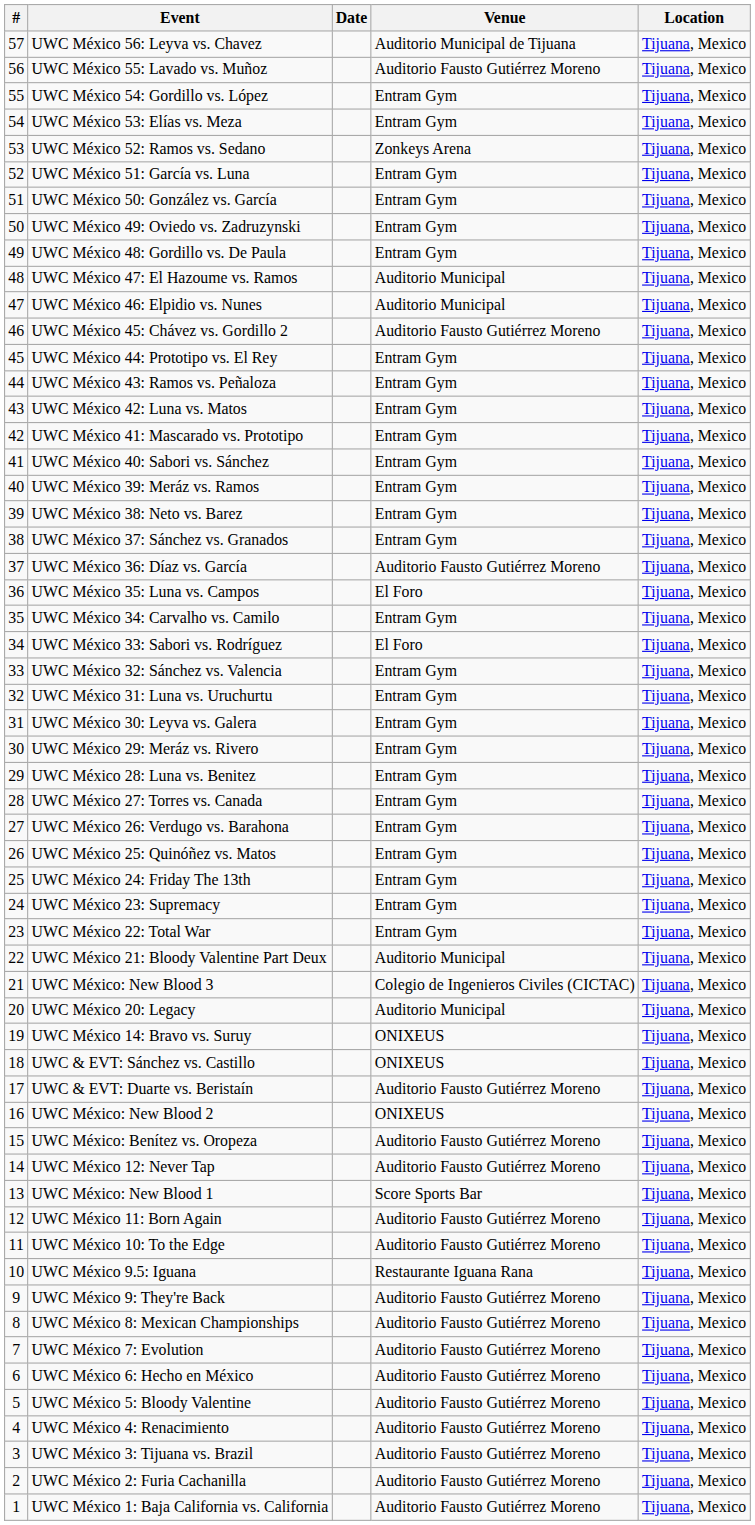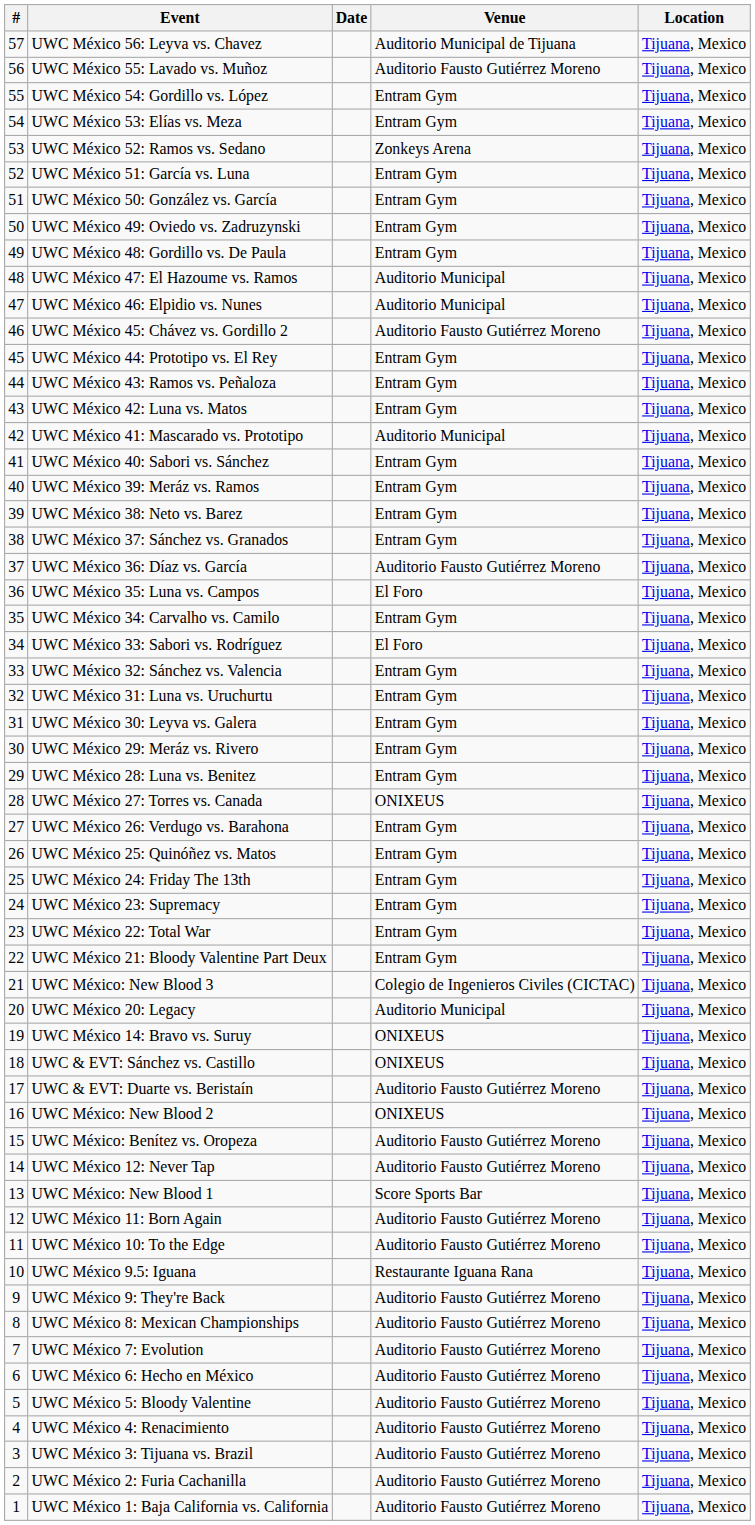(416, 435) Entram Gym -> (440, 435) Auditorio Municipal
(416, 801) Entram Gym -> (410, 801) ONIXEUS
(440, 958) Auditorio Municipal -> (416, 958) Entram Gym
